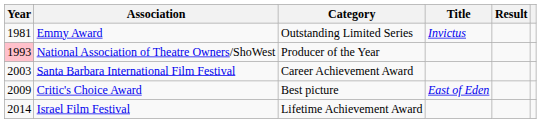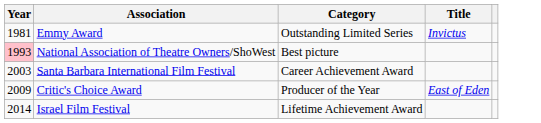- column: (511, 14)
(330, 52) Producer of the Year -> (310, 52) Best picture
(310, 90) Best picture -> (330, 90) Producer of the Year
